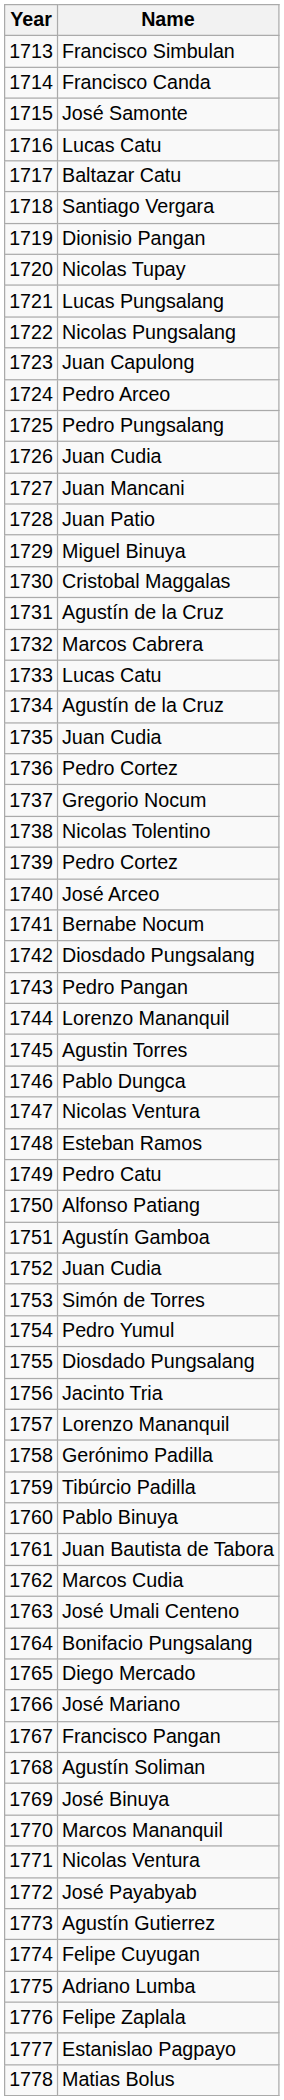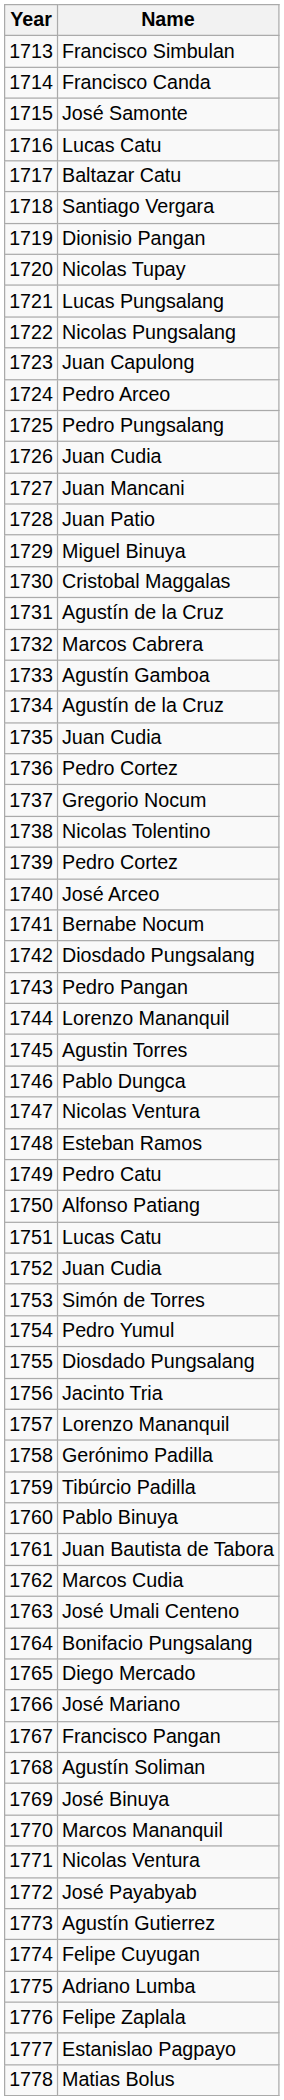(112, 675) Lucas Catu -> (136, 675) Agustín Gamboa
(136, 1237) Agustín Gamboa -> (112, 1237) Lucas Catu
